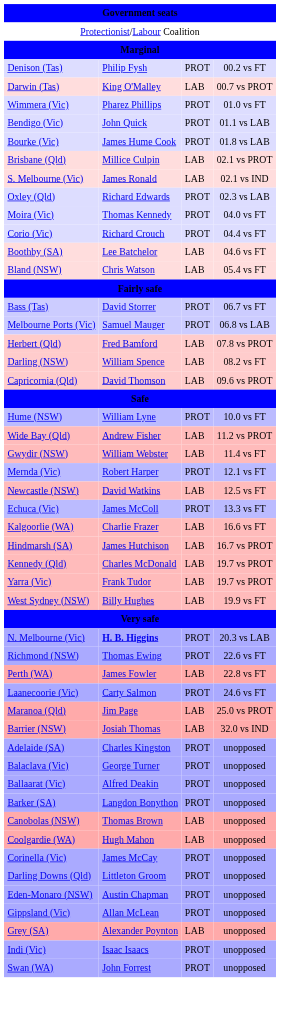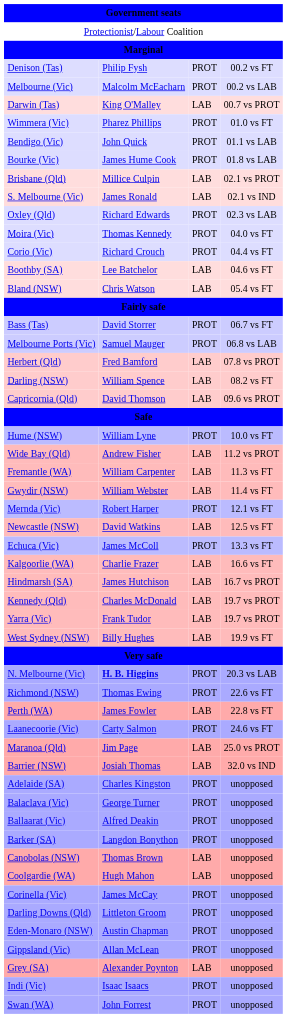+ row: (40, 86)
+ row: (39, 472)
